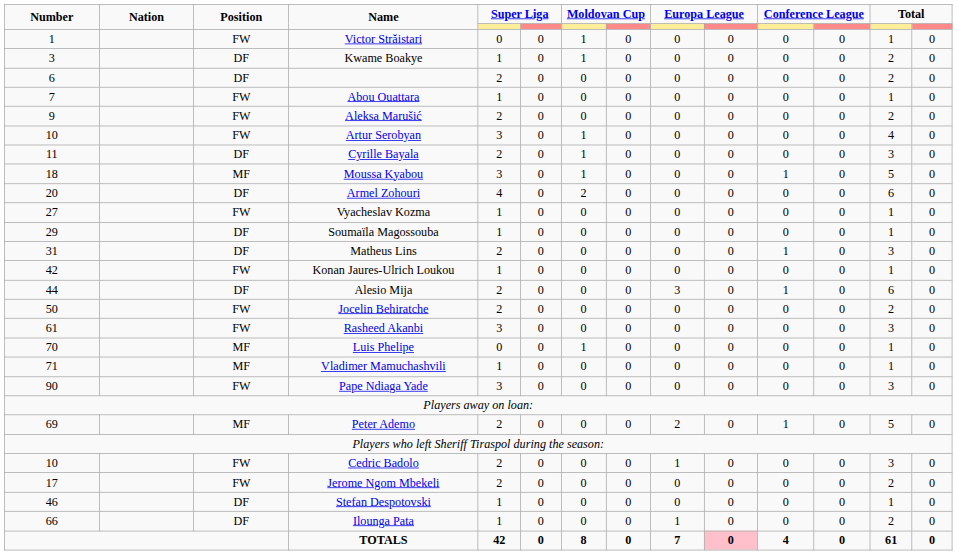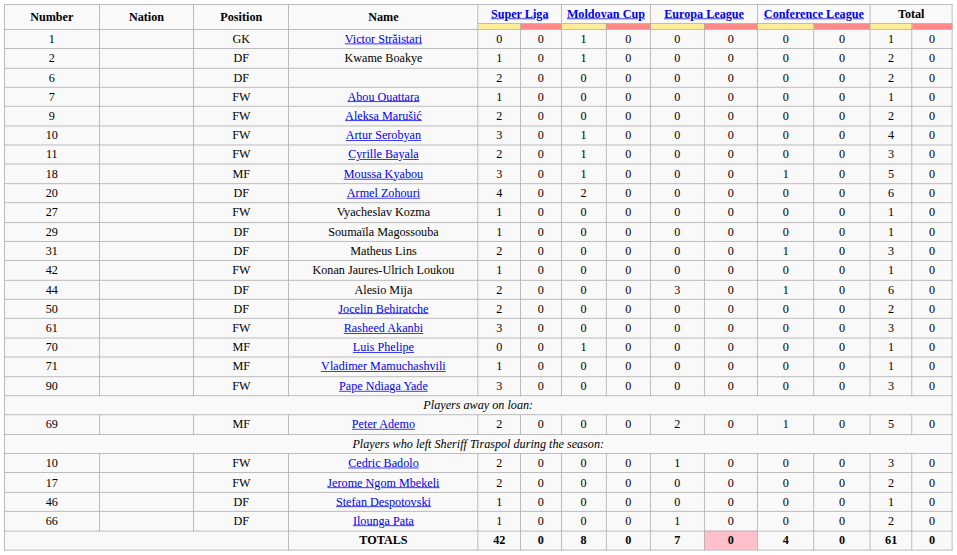(241, 39) FW -> (241, 39) GK
(52, 58) 3 -> (52, 58) 2
(241, 154) DF -> (241, 154) FW
(241, 309) FW -> (241, 309) DF
